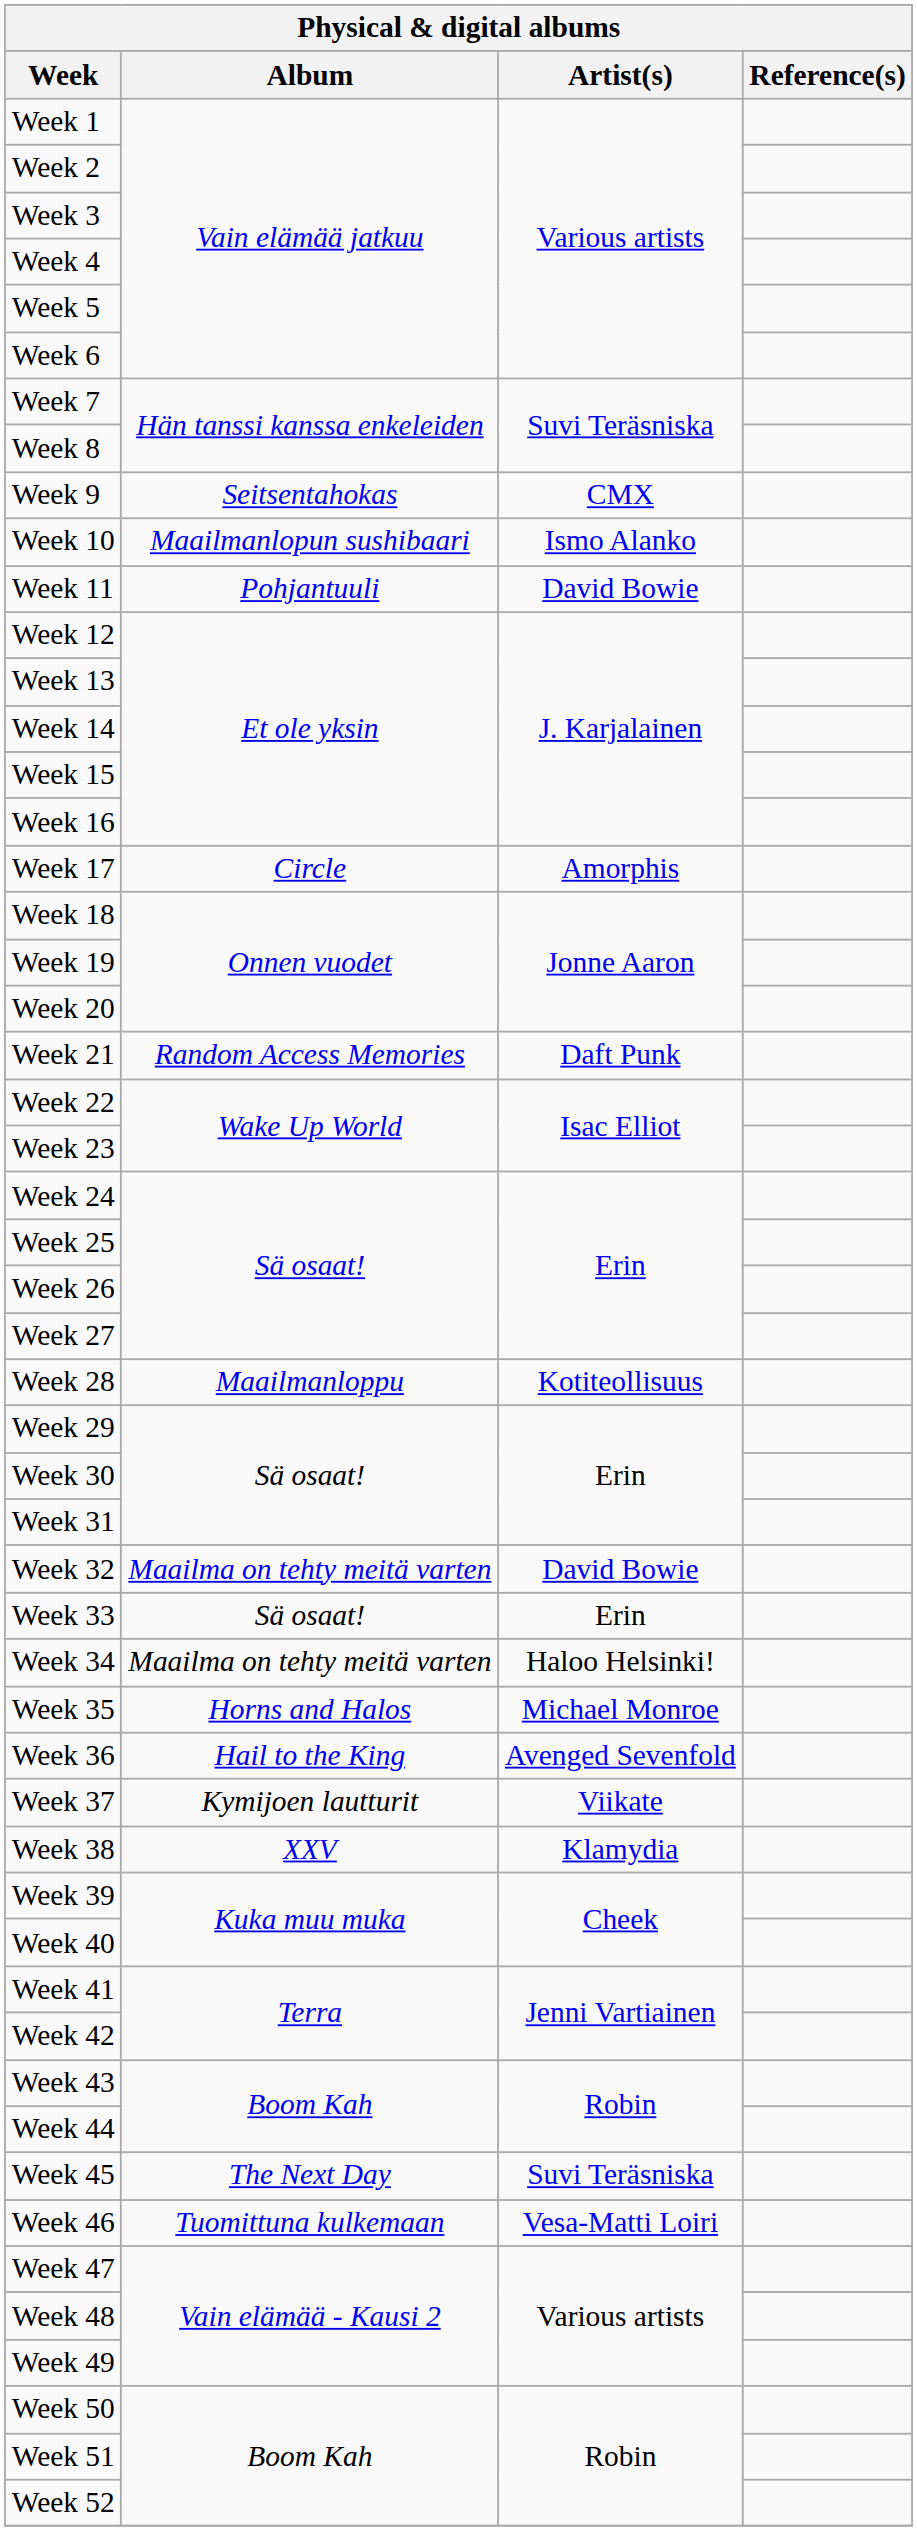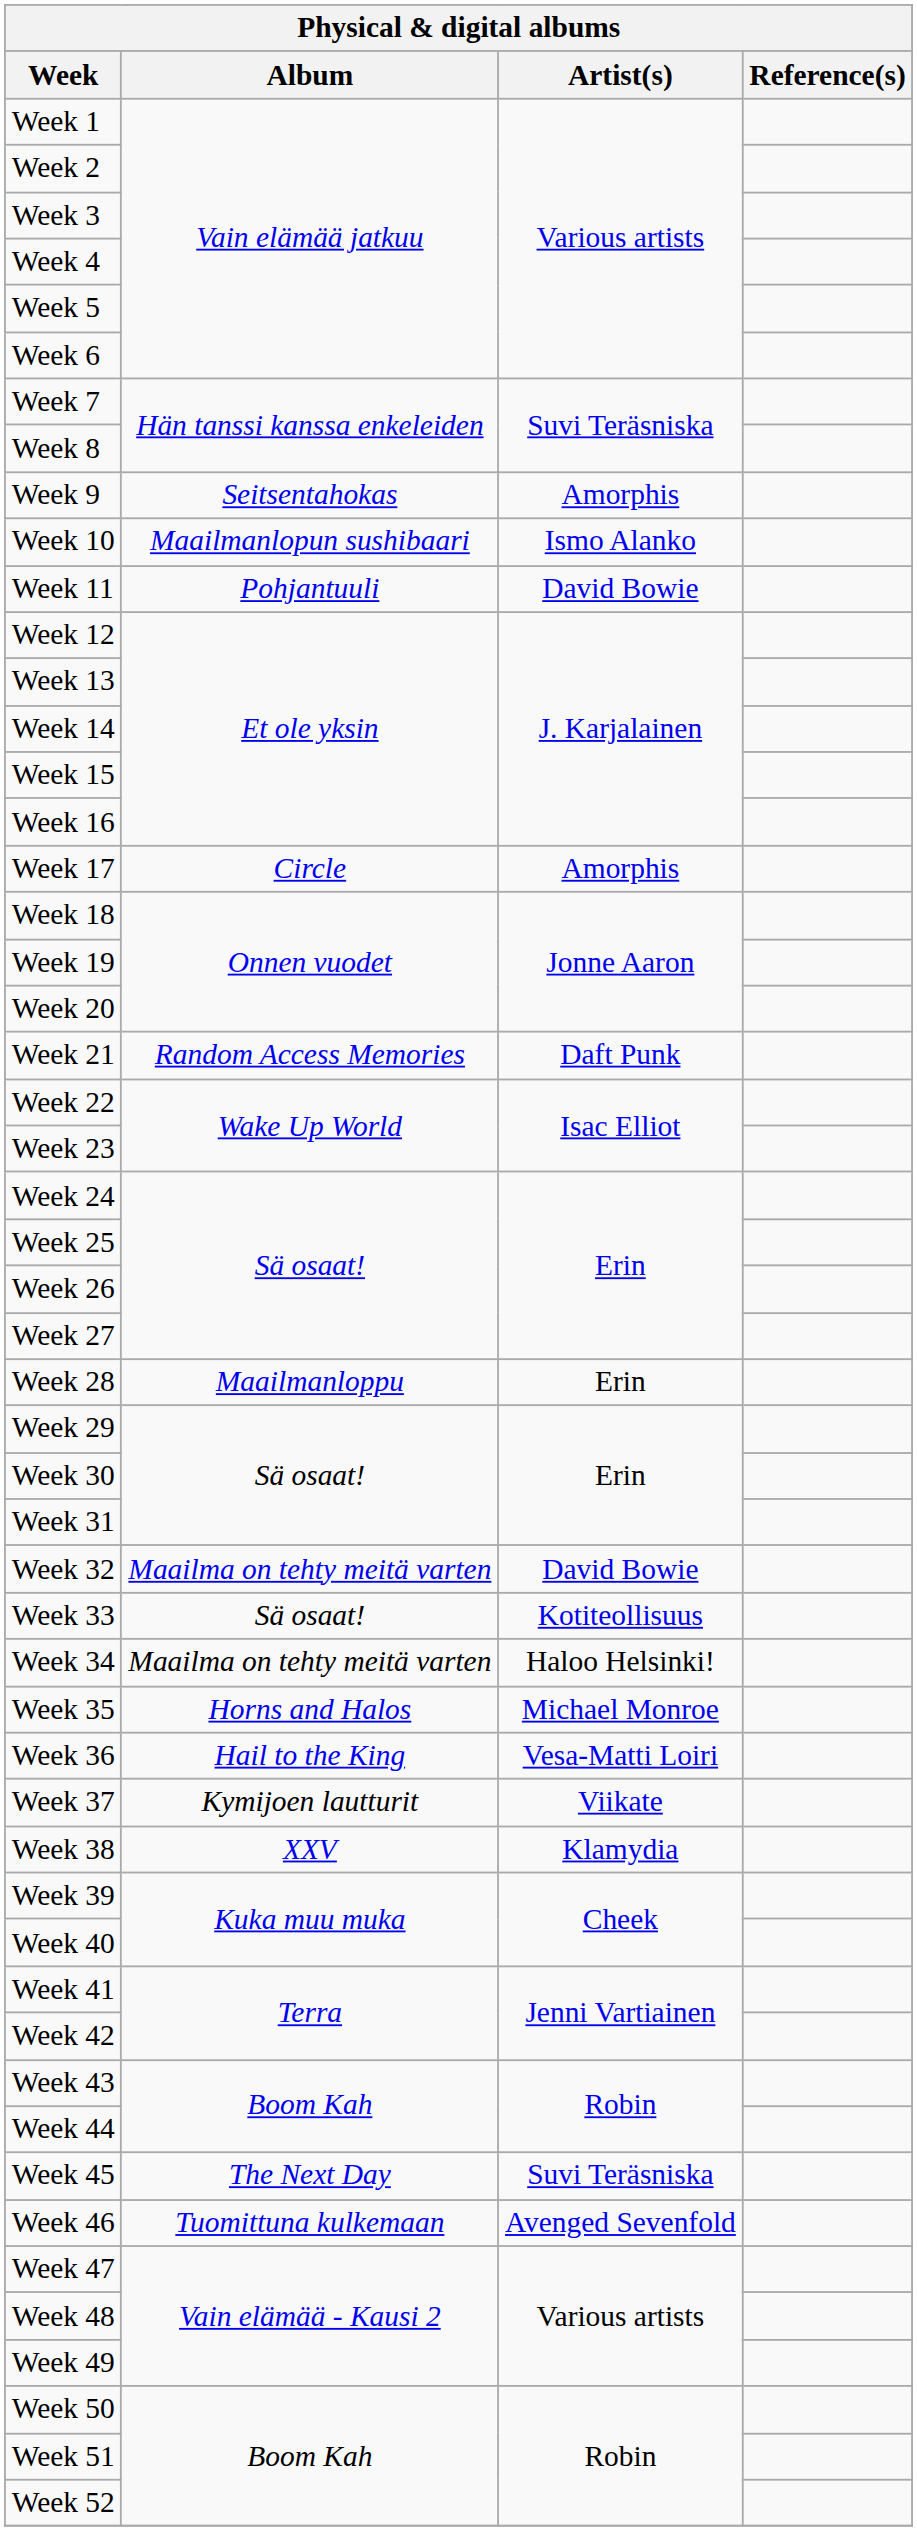(620, 494) CMX -> (620, 494) Amorphis
(620, 1381) Kotiteollisuus -> (620, 1381) Erin
(620, 1615) Erin -> (620, 1615) Kotiteollisuus
(620, 1755) Avenged Sevenfold -> (620, 1755) Vesa-Matti Loiri
(620, 2222) Vesa-Matti Loiri -> (620, 2222) Avenged Sevenfold
